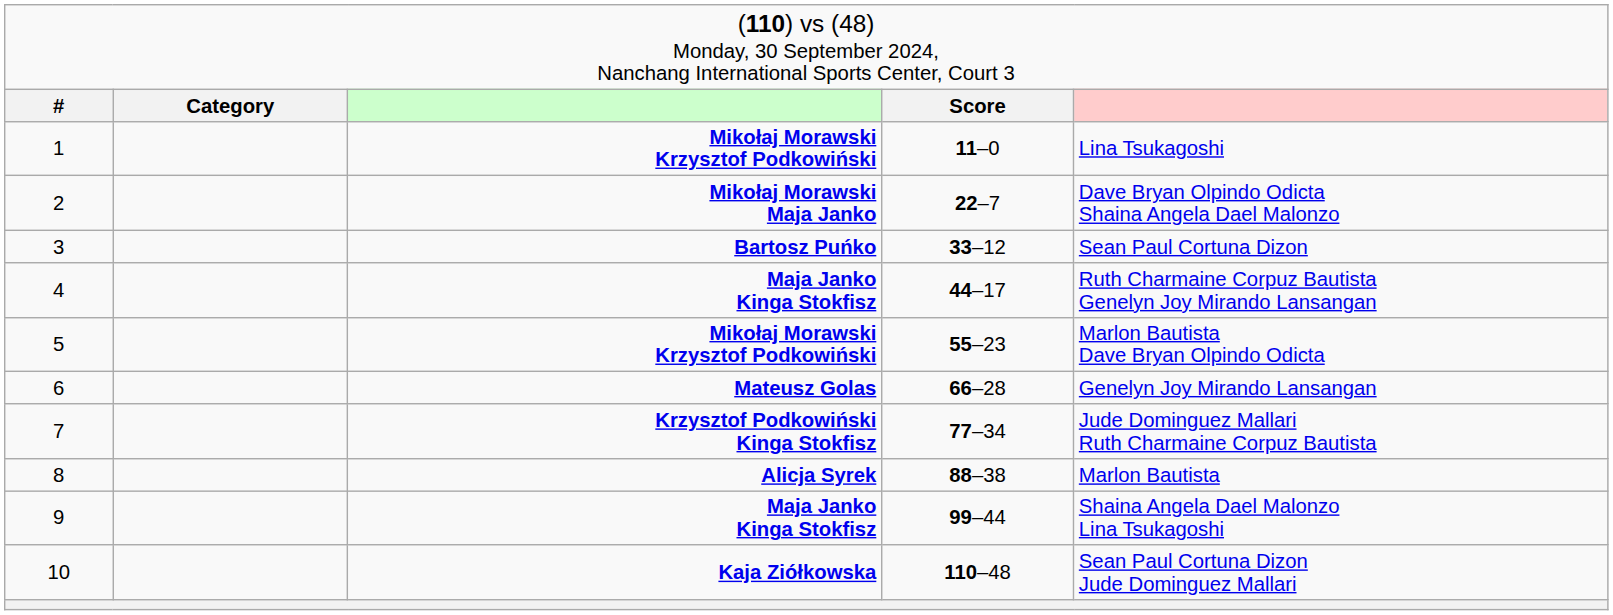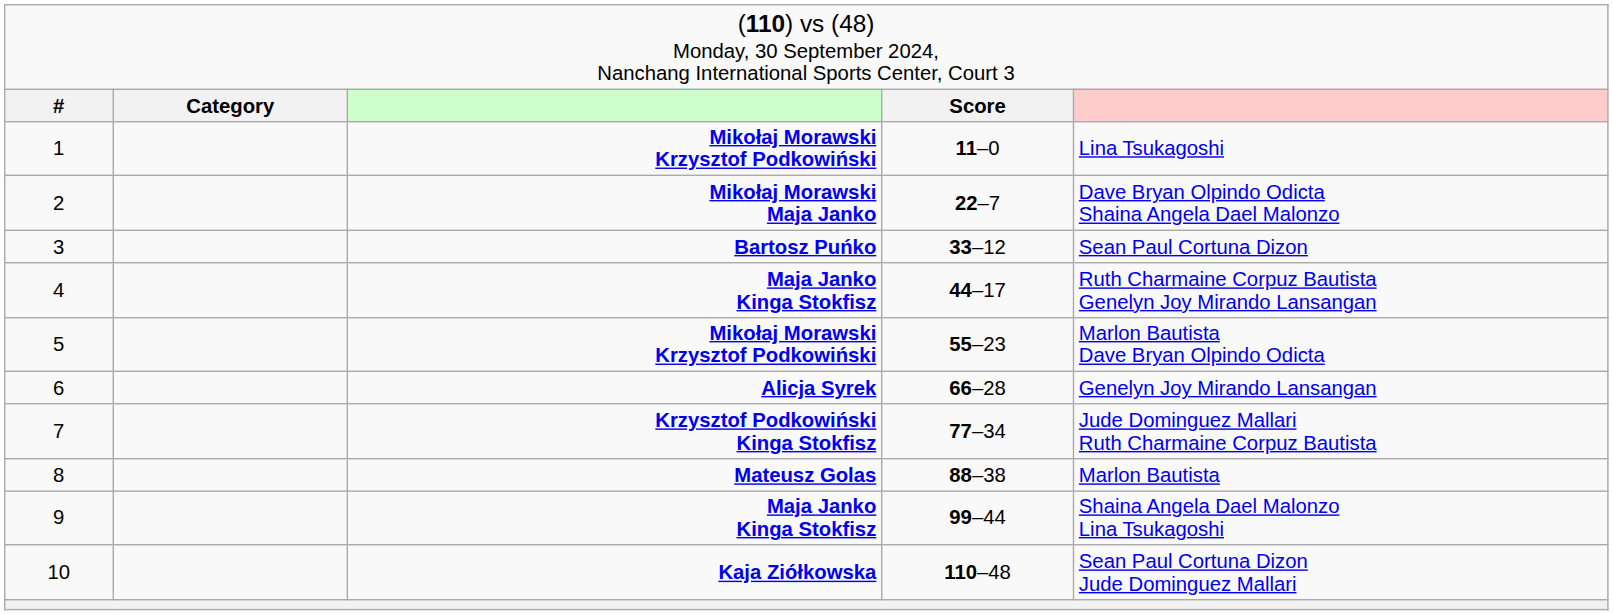(805, 388) Mateusz Golas -> (819, 388) Alicja Syrek
(819, 475) Alicja Syrek -> (805, 475) Mateusz Golas
